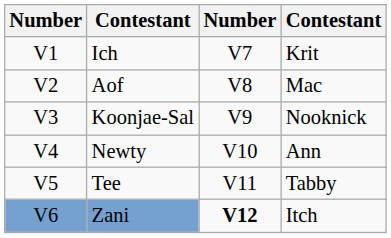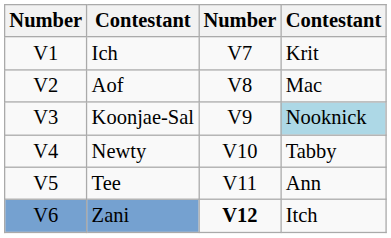(326, 118) no background -> (326, 118) lightblue background
(303, 150) Ann -> (311, 150) Tabby
(311, 183) Tabby -> (303, 183) Ann
